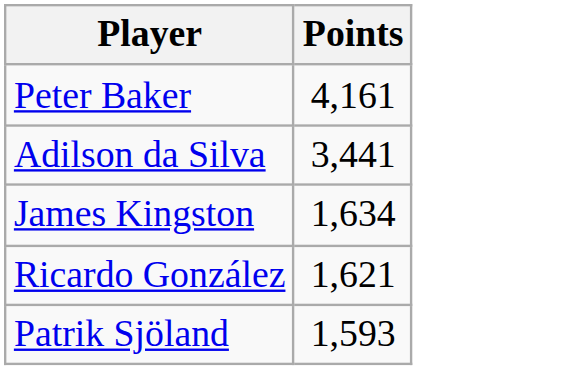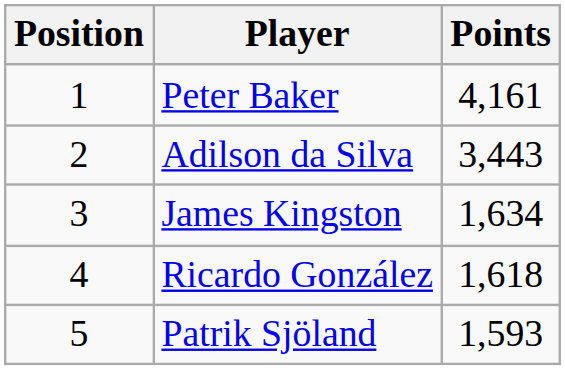+ column: (79, 34)
(353, 154) 3,441 -> (501, 154) 3,443
(353, 273) 1,621 -> (501, 273) 1,618
